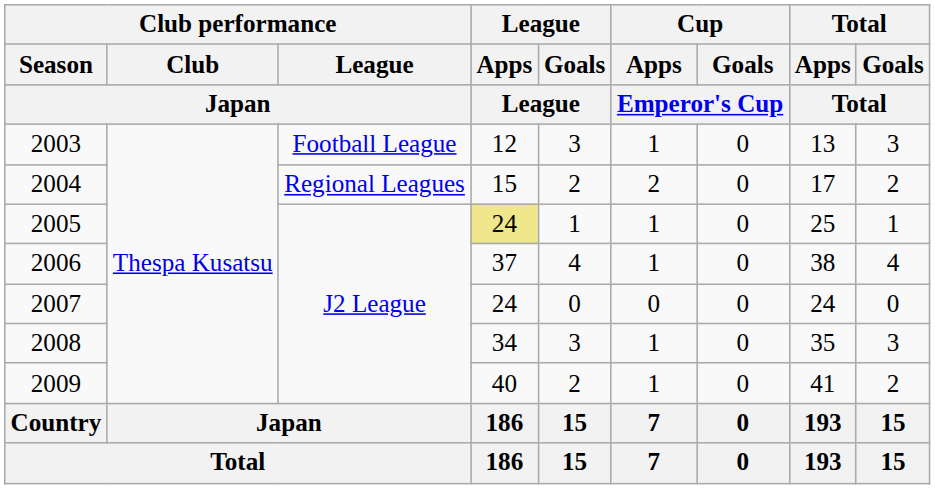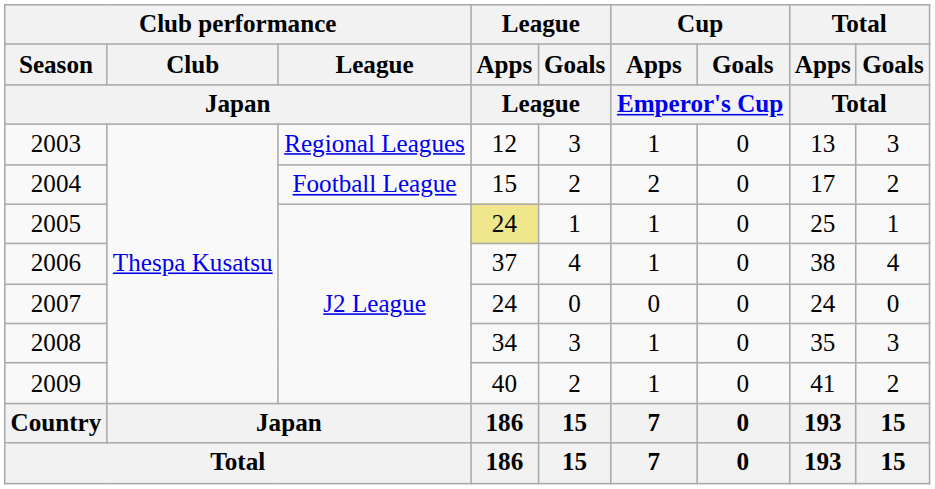(375, 143) Football League -> (375, 143) Regional Leagues
(375, 183) Regional Leagues -> (375, 183) Football League
